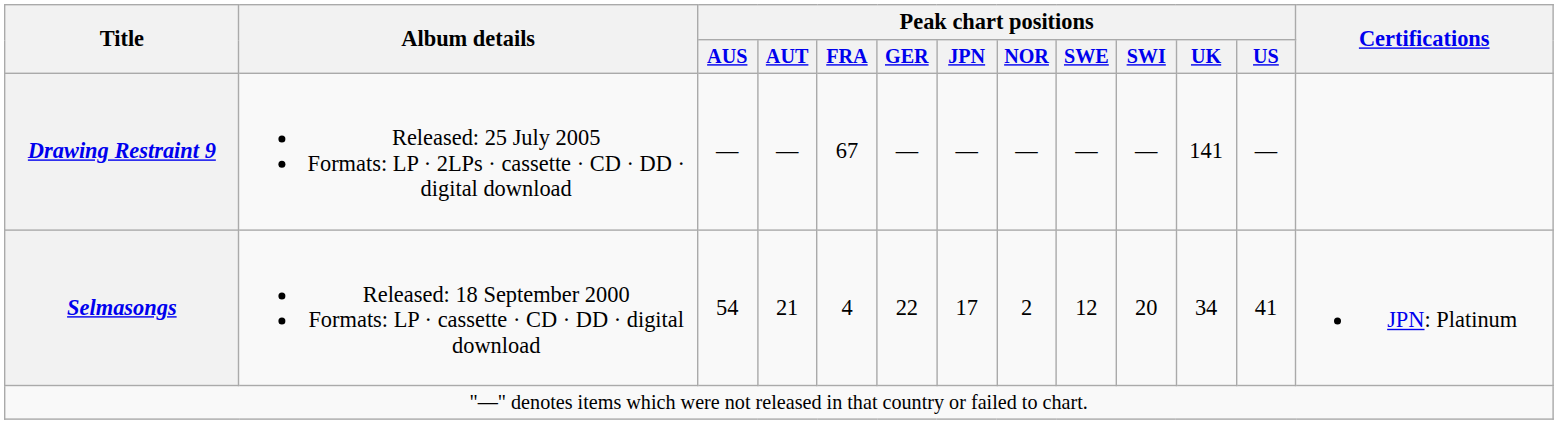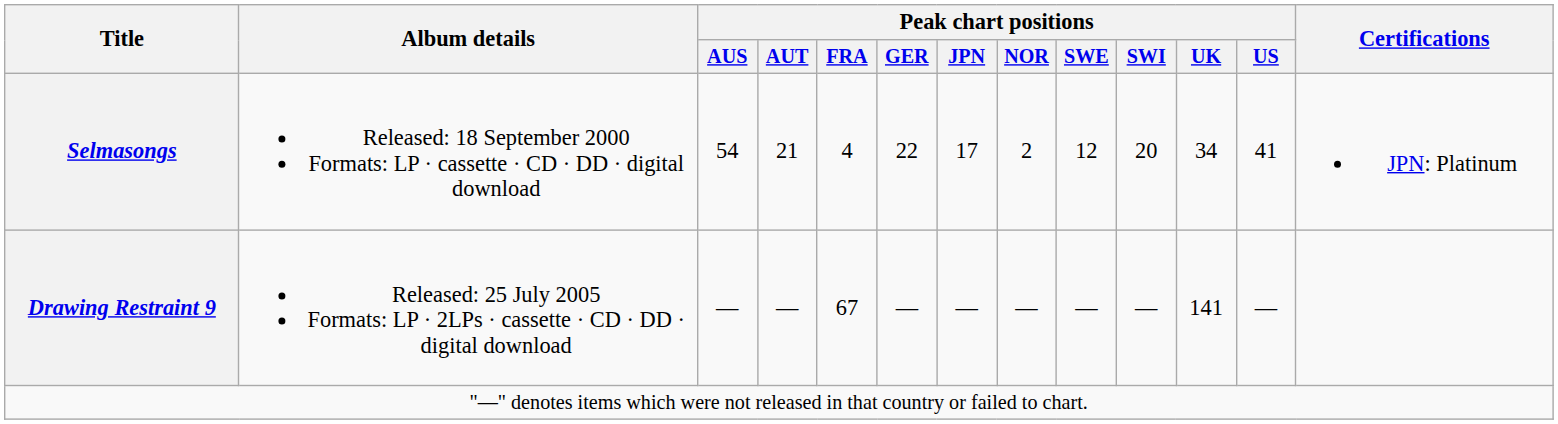rows swapped: (122, 307) <-> (122, 151)
